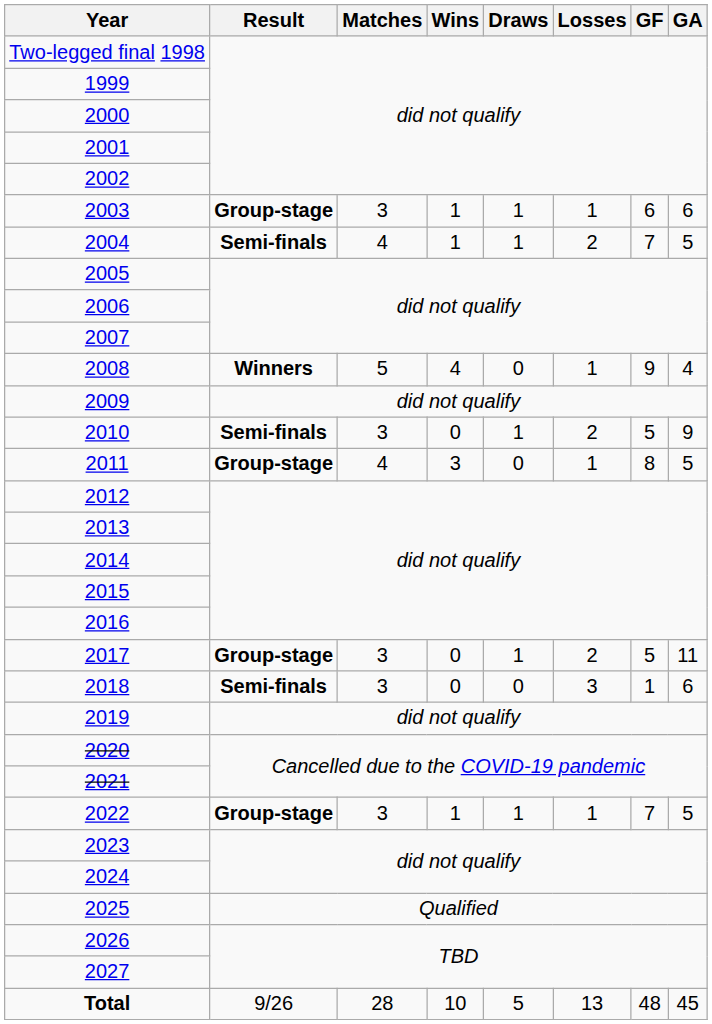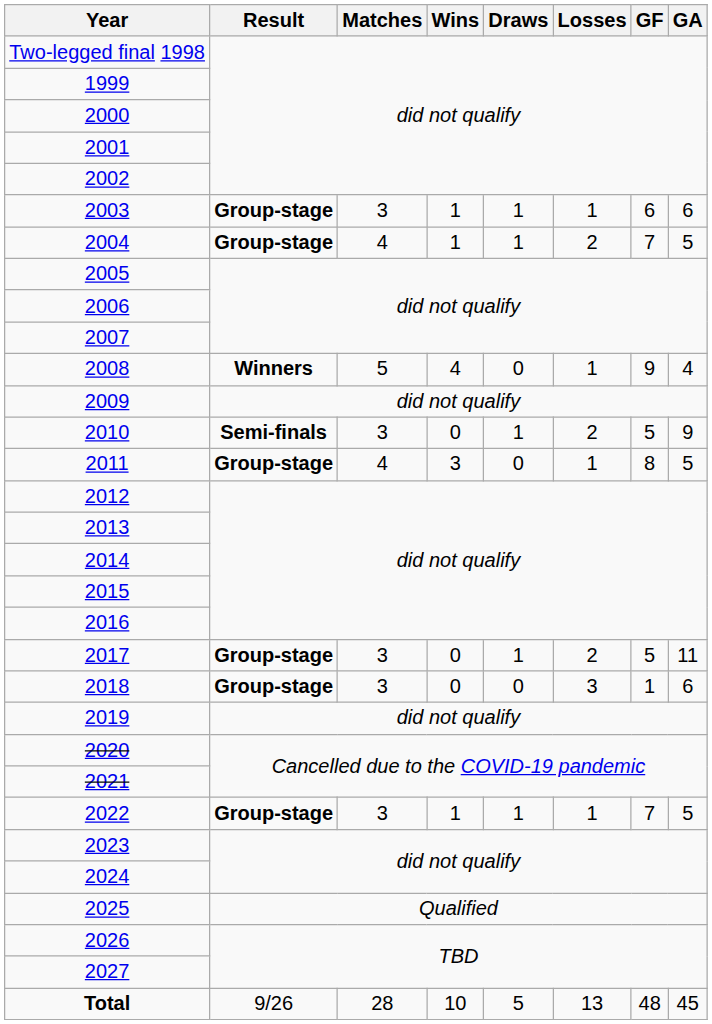(274, 242) Semi-finals -> (274, 242) Group-stage
(274, 686) Semi-finals -> (274, 686) Group-stage
